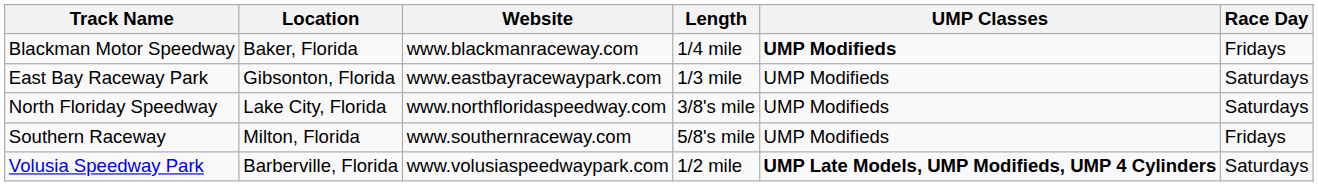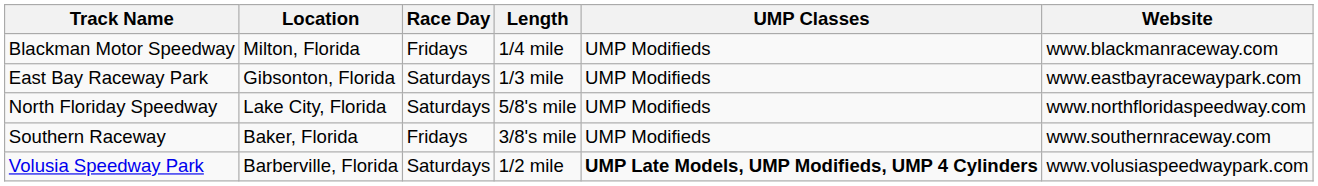columns swapped: (1267, 19) <-> (538, 19)
(301, 48) Baker, Florida -> (302, 48) Milton, Florida
(830, 48) bold -> (648, 48) normal
(716, 107) 3/8's mile -> (538, 107) 5/8's mile
(302, 136) Milton, Florida -> (301, 136) Baker, Florida
(716, 136) 5/8's mile -> (538, 136) 3/8's mile
